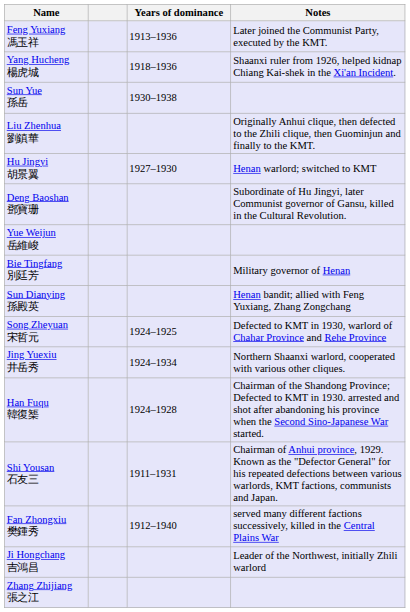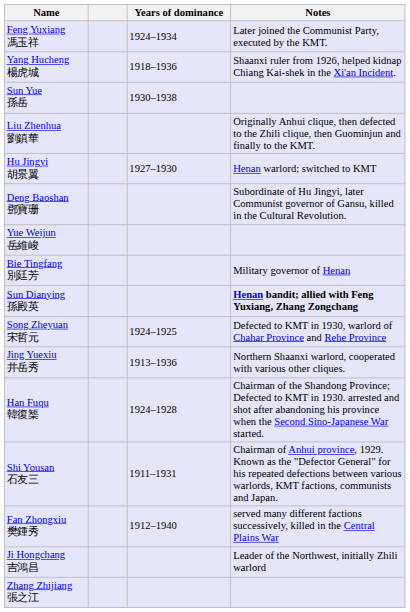(153, 36) 1913–1936 -> (153, 36) 1924–1934
(299, 301) normal -> (303, 301) bold
(153, 362) 1924–1934 -> (153, 362) 1913–1936
